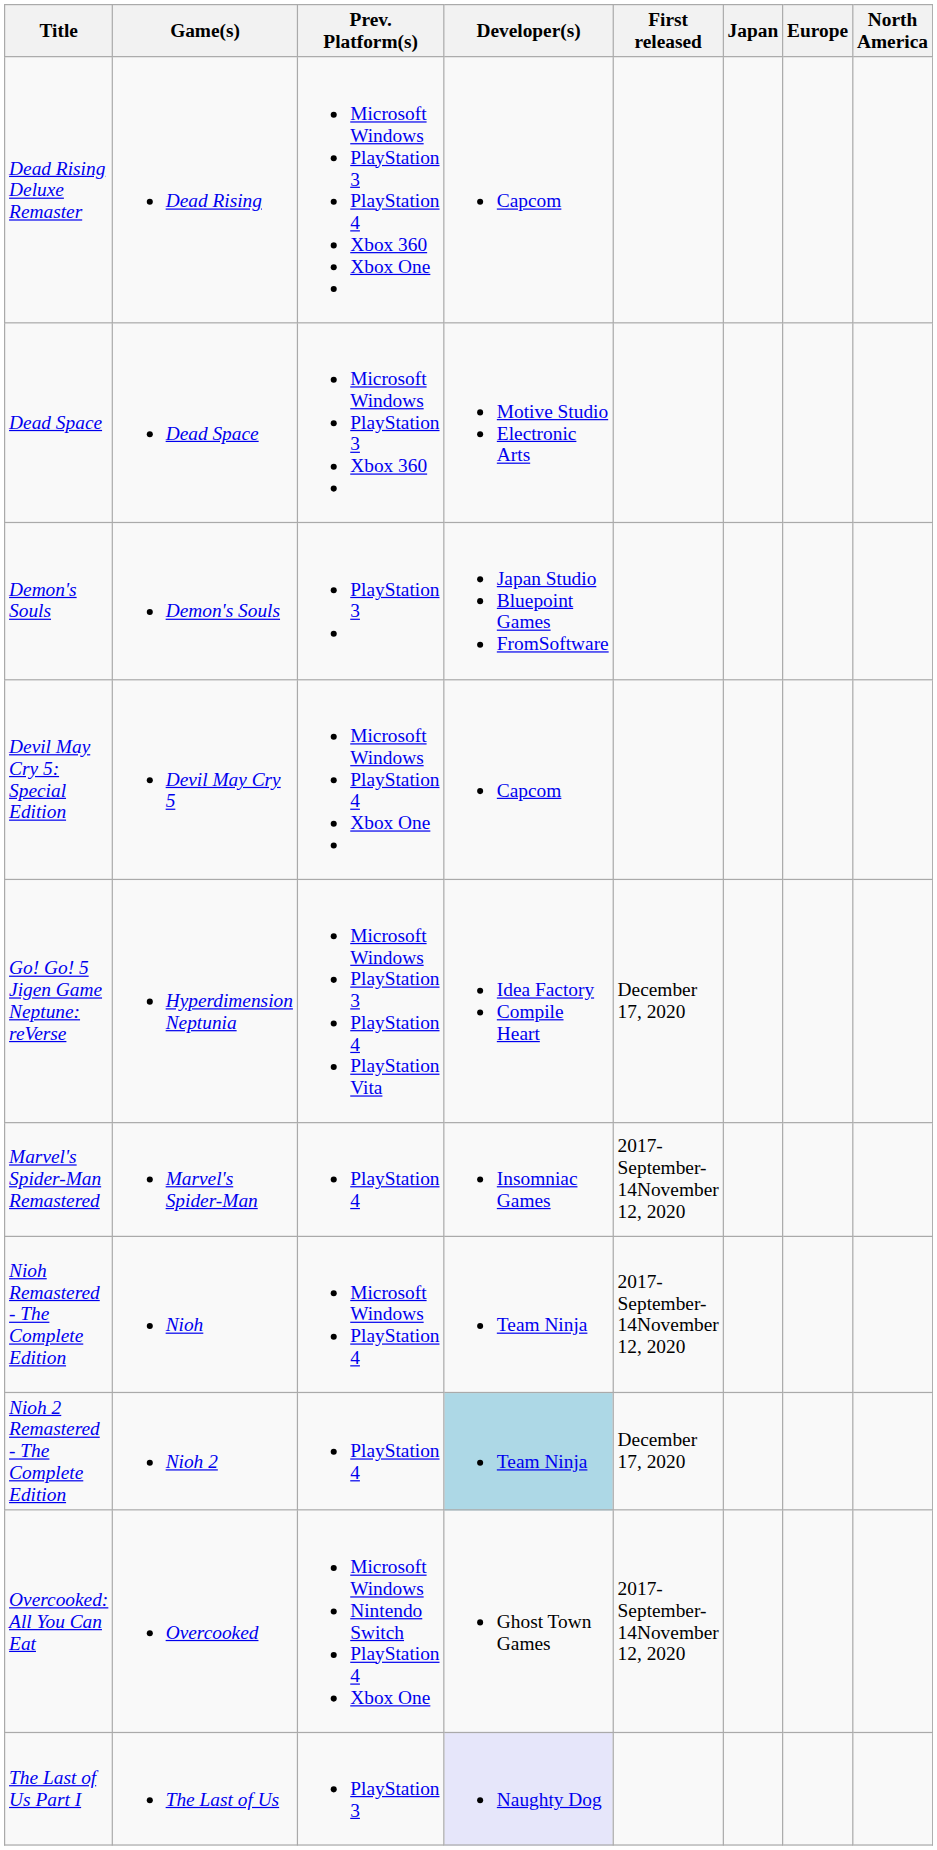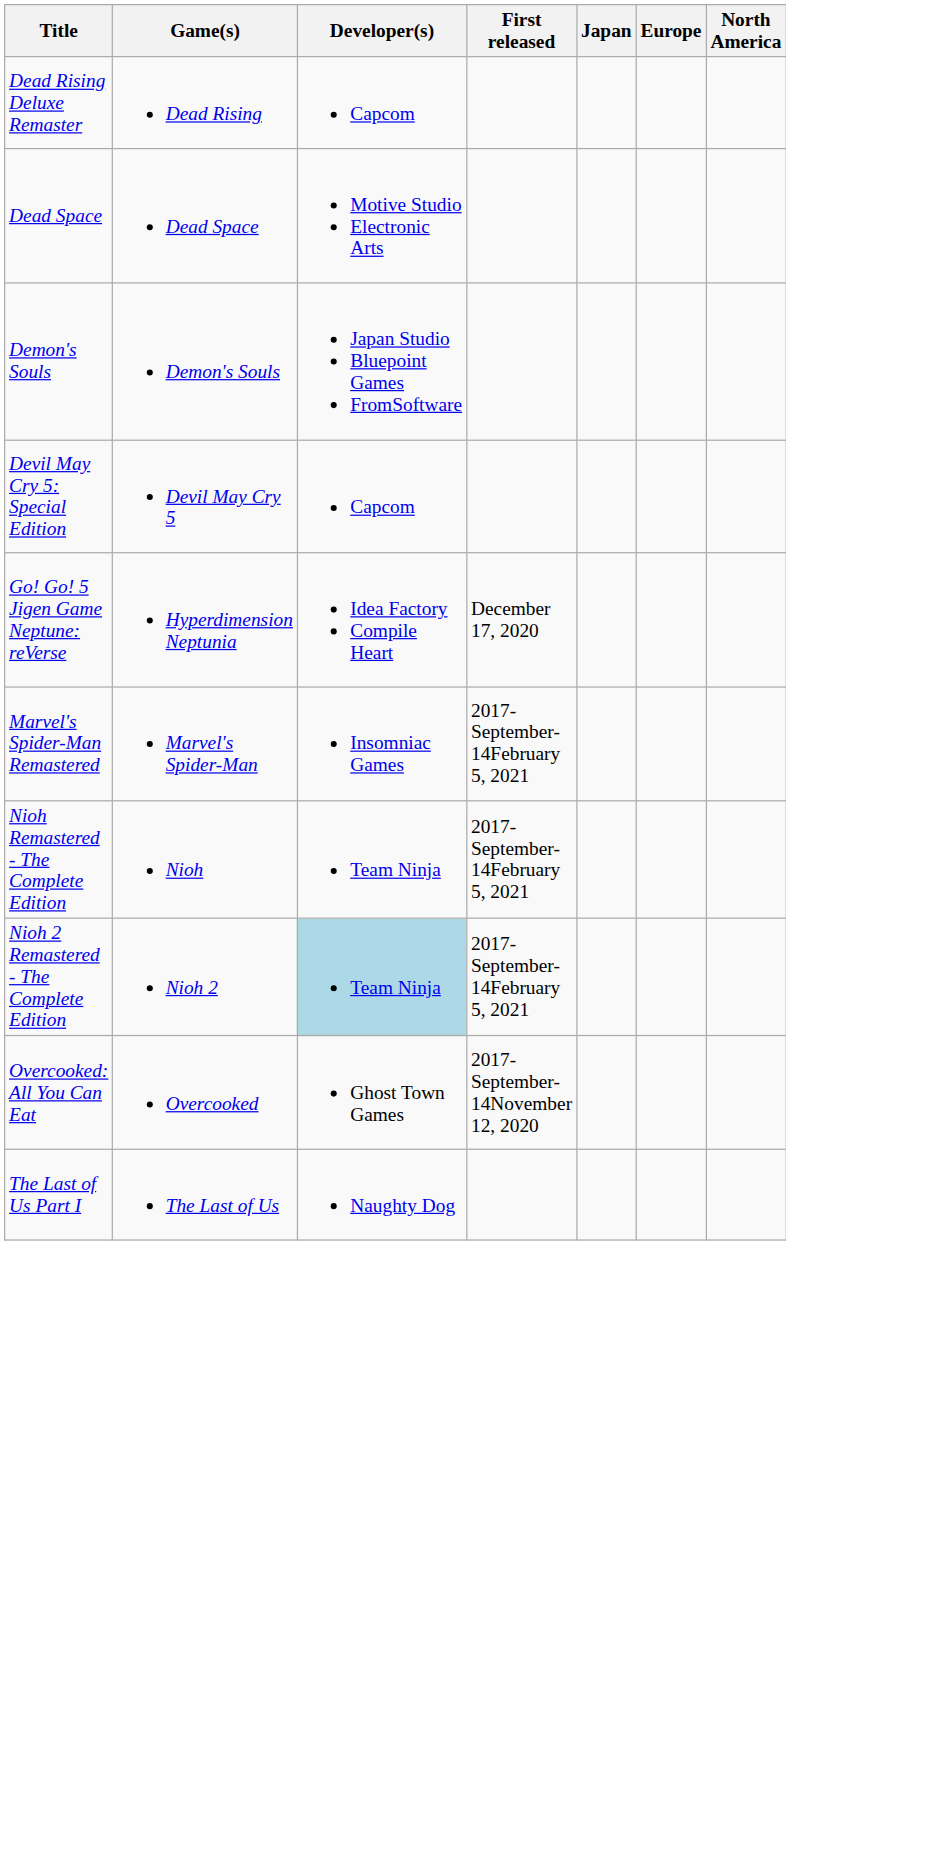- column: (371, 30)
(668, 1179) 2017-September-14November 12, 2020 -> (516, 743) 2017-September-14February 5, 2021
(668, 1314) 2017-September-14November 12, 2020 -> (516, 859) 2017-September-14February 5, 2021
(657, 1451) December 17, 2020 -> (516, 976) 2017-September-14February 5, 2021
(529, 1800) lavender background -> (382, 1205) no background
